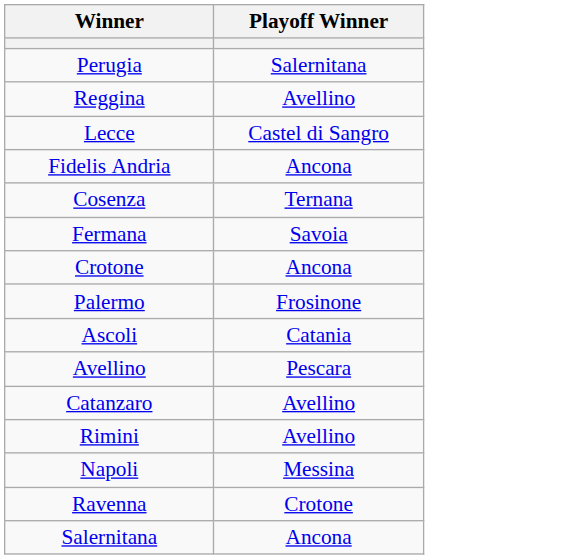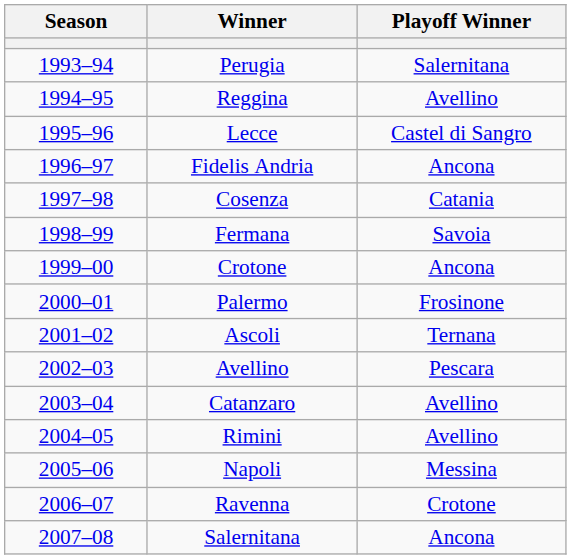+ column: (76, 43)
(319, 199) Ternana -> (461, 199) Catania
(319, 334) Catania -> (461, 334) Ternana
